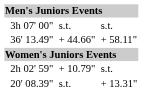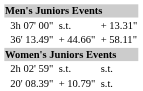(107, 25) s.t. -> (119, 25) + 13.31"
(77, 69) + 10.79" -> (65, 69) s.t.
(65, 83) s.t. -> (77, 83) + 10.79"
(119, 83) + 13.31" -> (107, 83) s.t.
